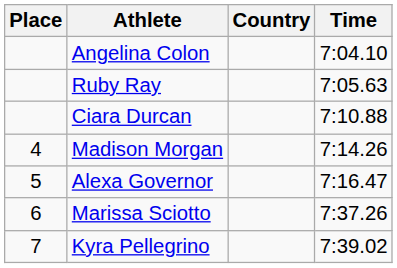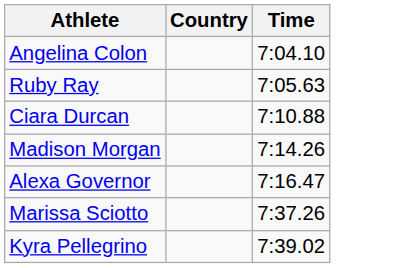- column: (36, 20)
